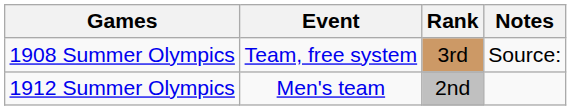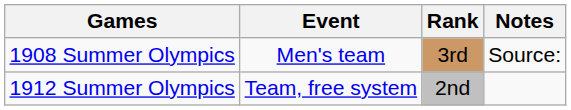(331, 54) Team, free system -> (331, 54) Men's team
(331, 88) Men's team -> (331, 88) Team, free system
